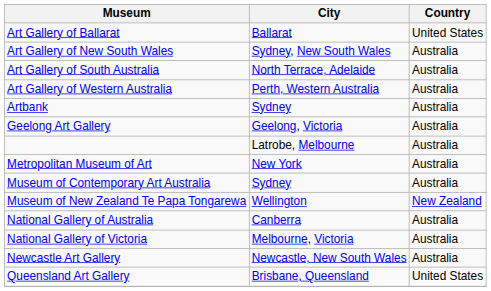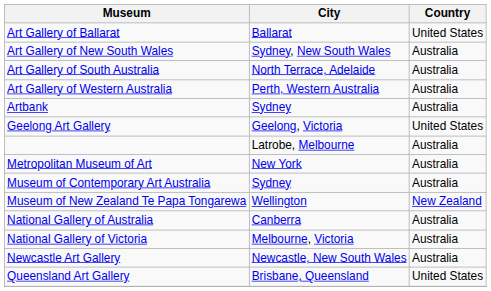(435, 126) Australia -> (448, 126) United States
